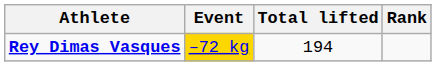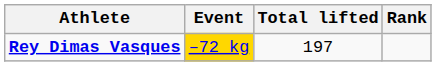(318, 47) 194 -> (318, 47) 197
